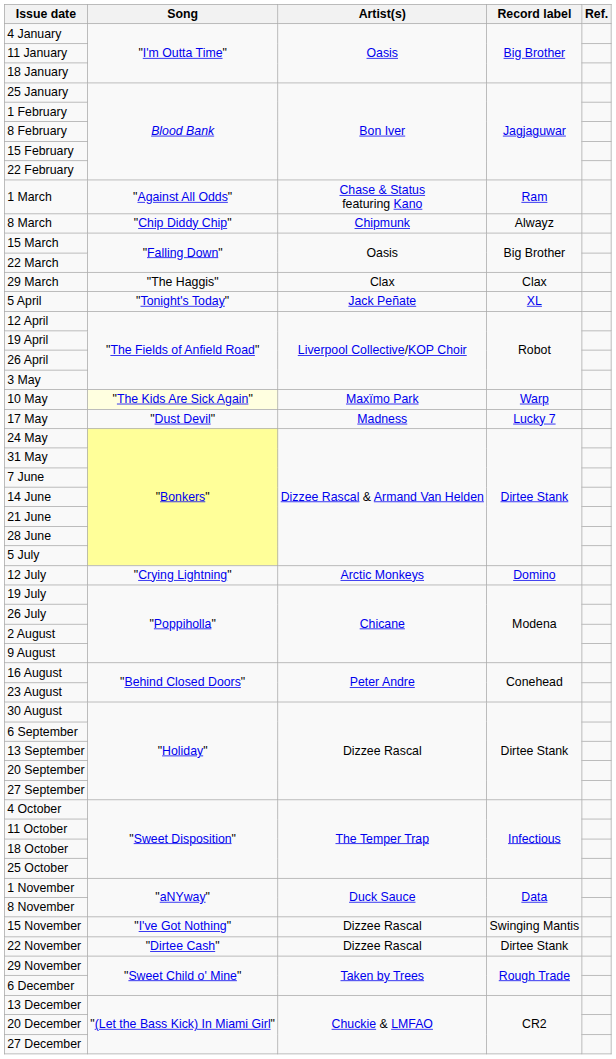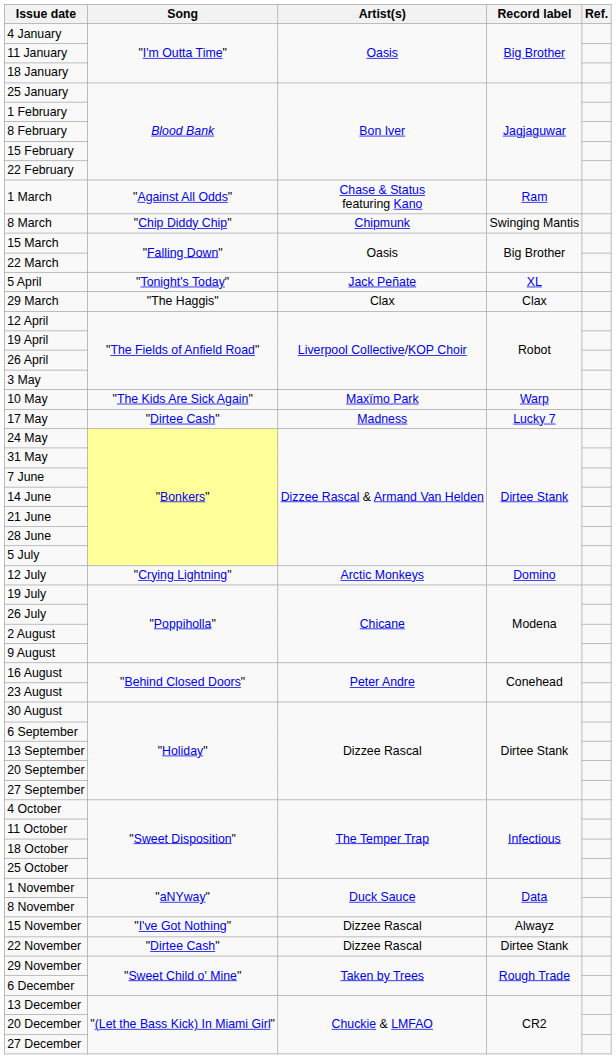(534, 223) Alwayz -> (534, 223) Swinging Mantis
rows swapped: (33, 282) <-> (24, 301)
(183, 399) lightyellow background -> (183, 399) no background
(183, 418) "Dust Devil" -> (183, 418) "Dirtee Cash"
(534, 926) Swinging Mantis -> (534, 926) Alwayz
